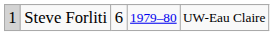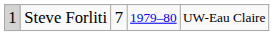(119, 17) 6 -> (119, 17) 7
